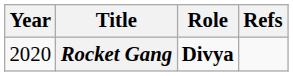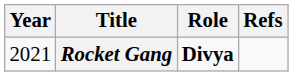(30, 53) 2020 -> (30, 53) 2021
